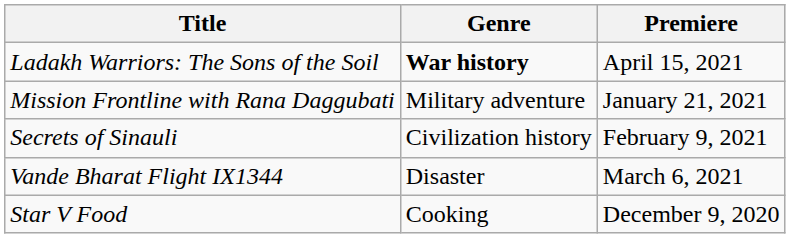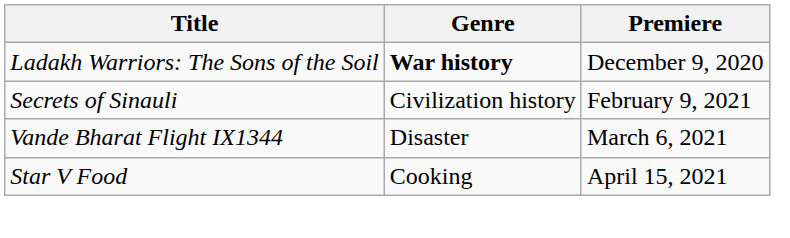(673, 61) April 15, 2021 -> (675, 61) December 9, 2020
- row: (203, 99)
(691, 213) December 9, 2020 -> (657, 175) April 15, 2021
